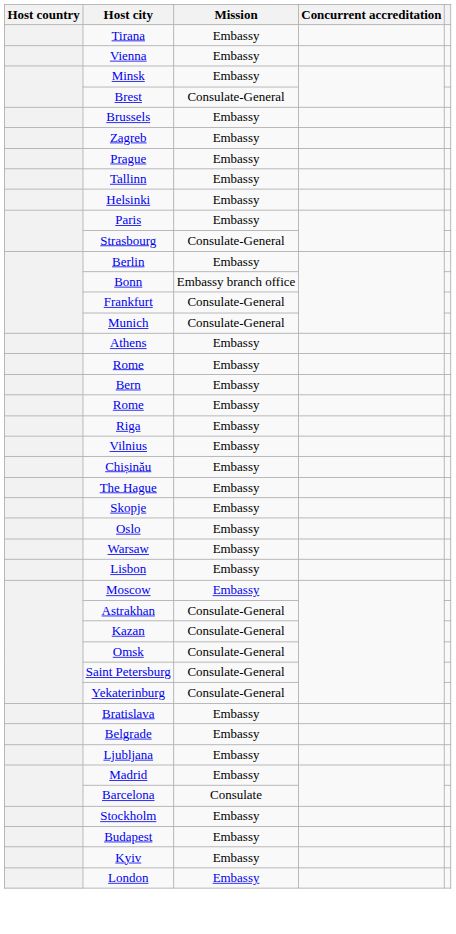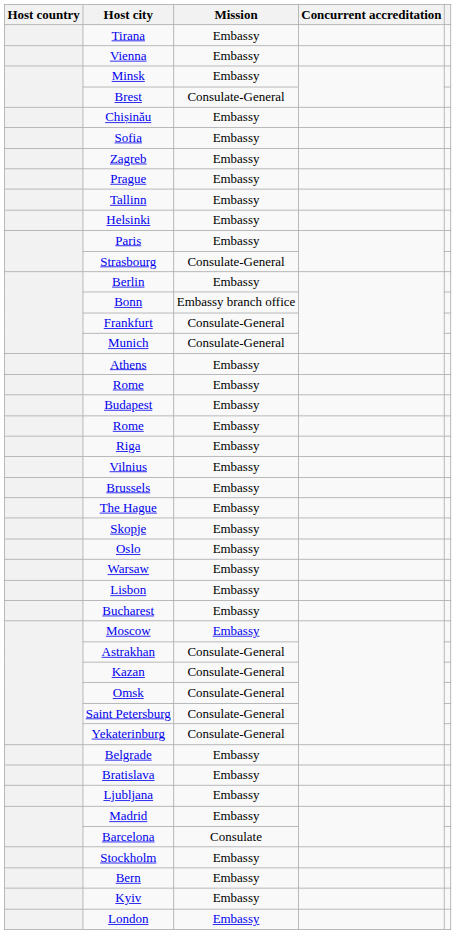rows swapped: (128, 117) <-> (128, 466)
+ row: (128, 138)
rows swapped: (128, 836) <-> (128, 384)
+ row: (128, 610)
rows swapped: (128, 734) <-> (128, 713)
